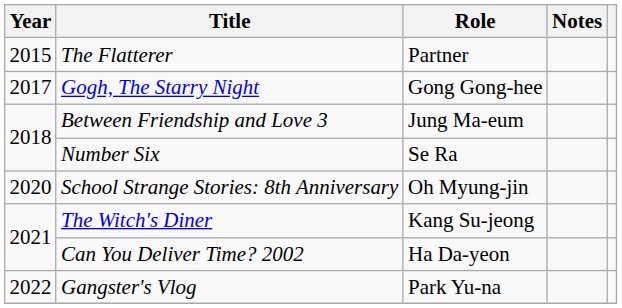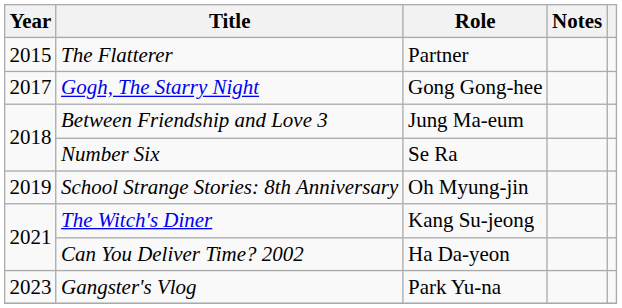(30, 187) 2020 -> (30, 187) 2019
(30, 287) 2022 -> (30, 287) 2023
